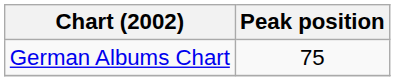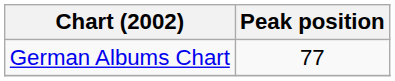(312, 57) 75 -> (312, 57) 77
